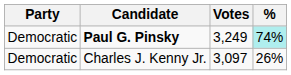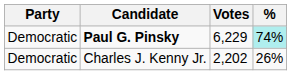(230, 37) 3,249 -> (230, 37) 6,229
(230, 59) 3,097 -> (230, 59) 2,202
